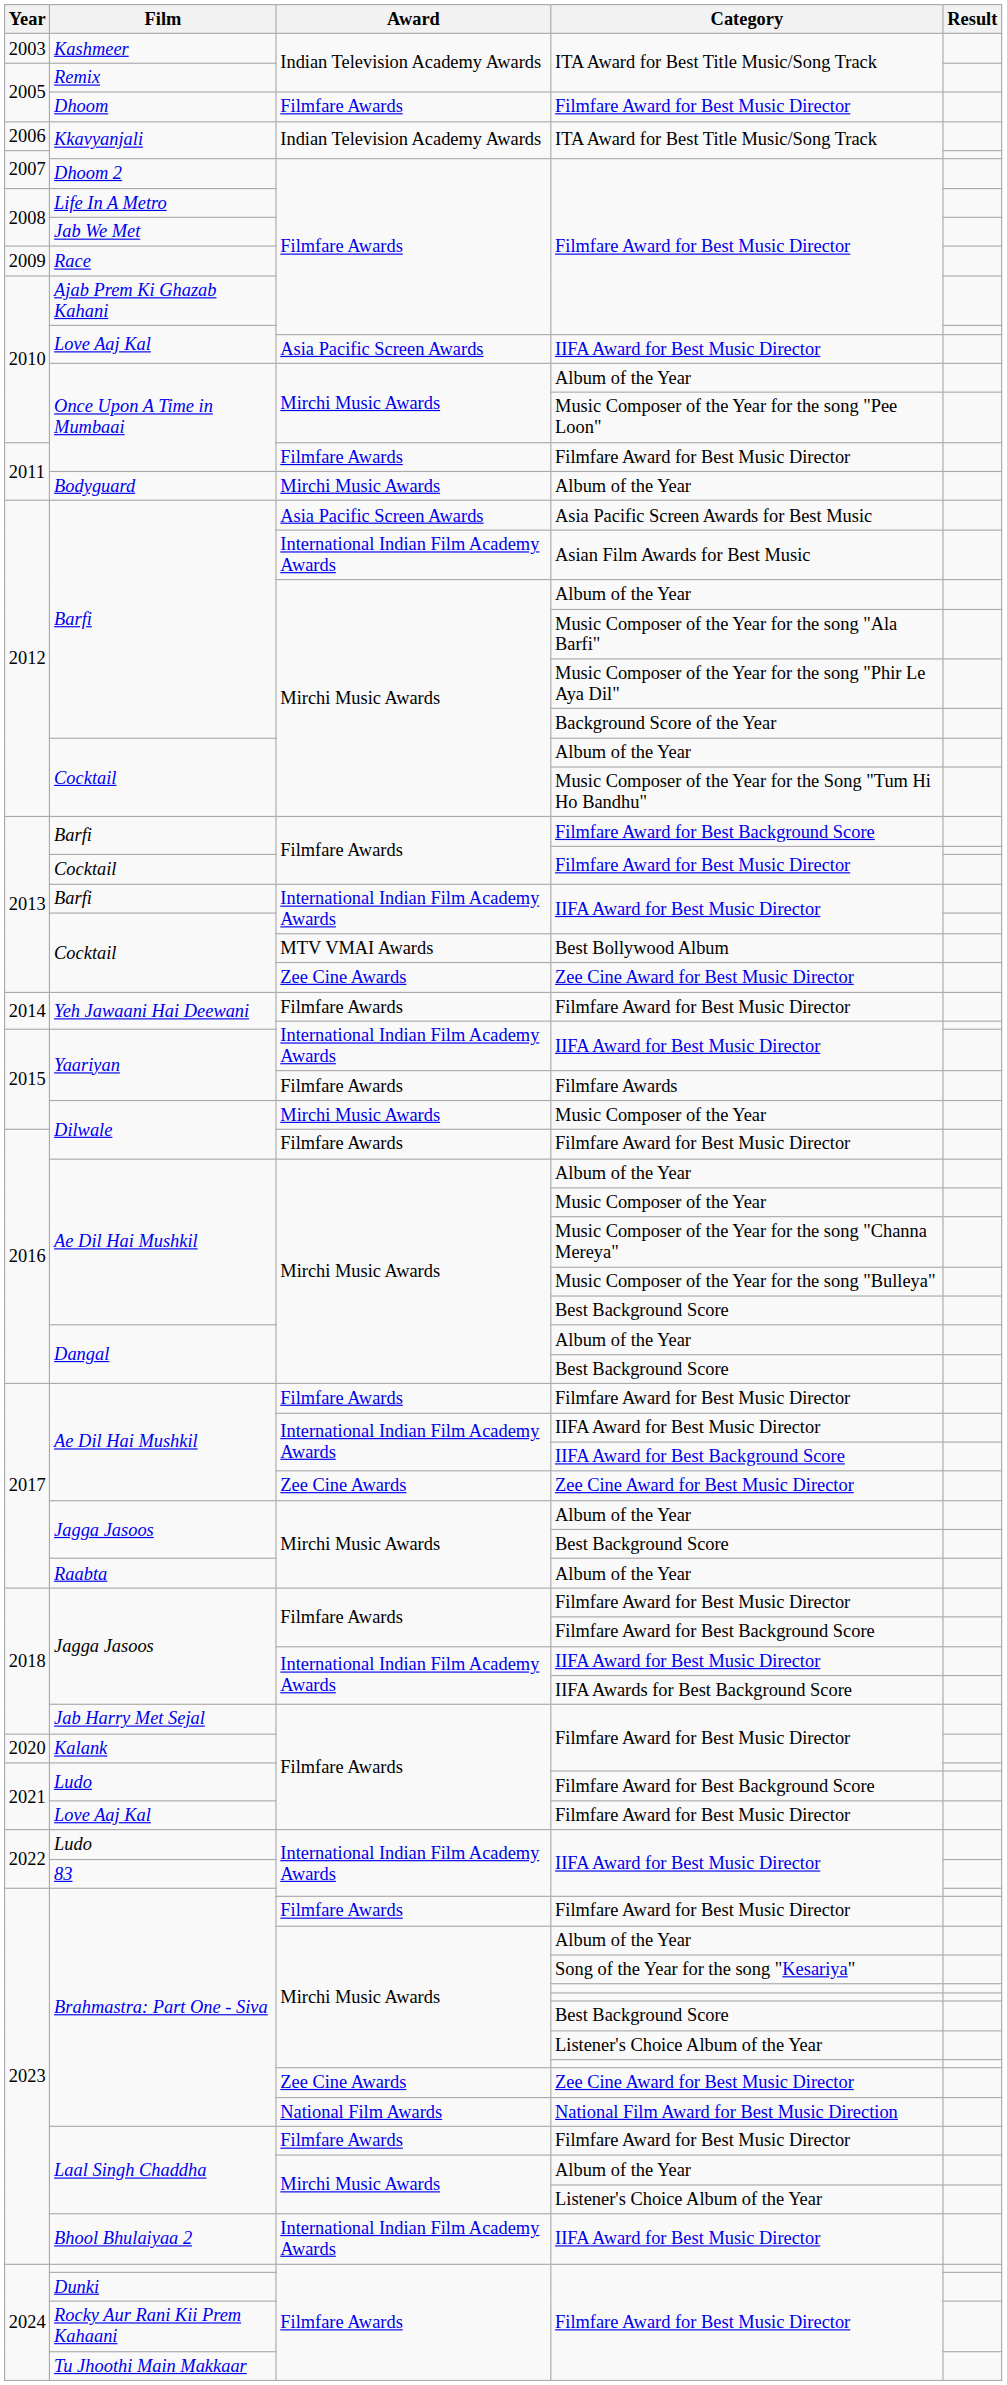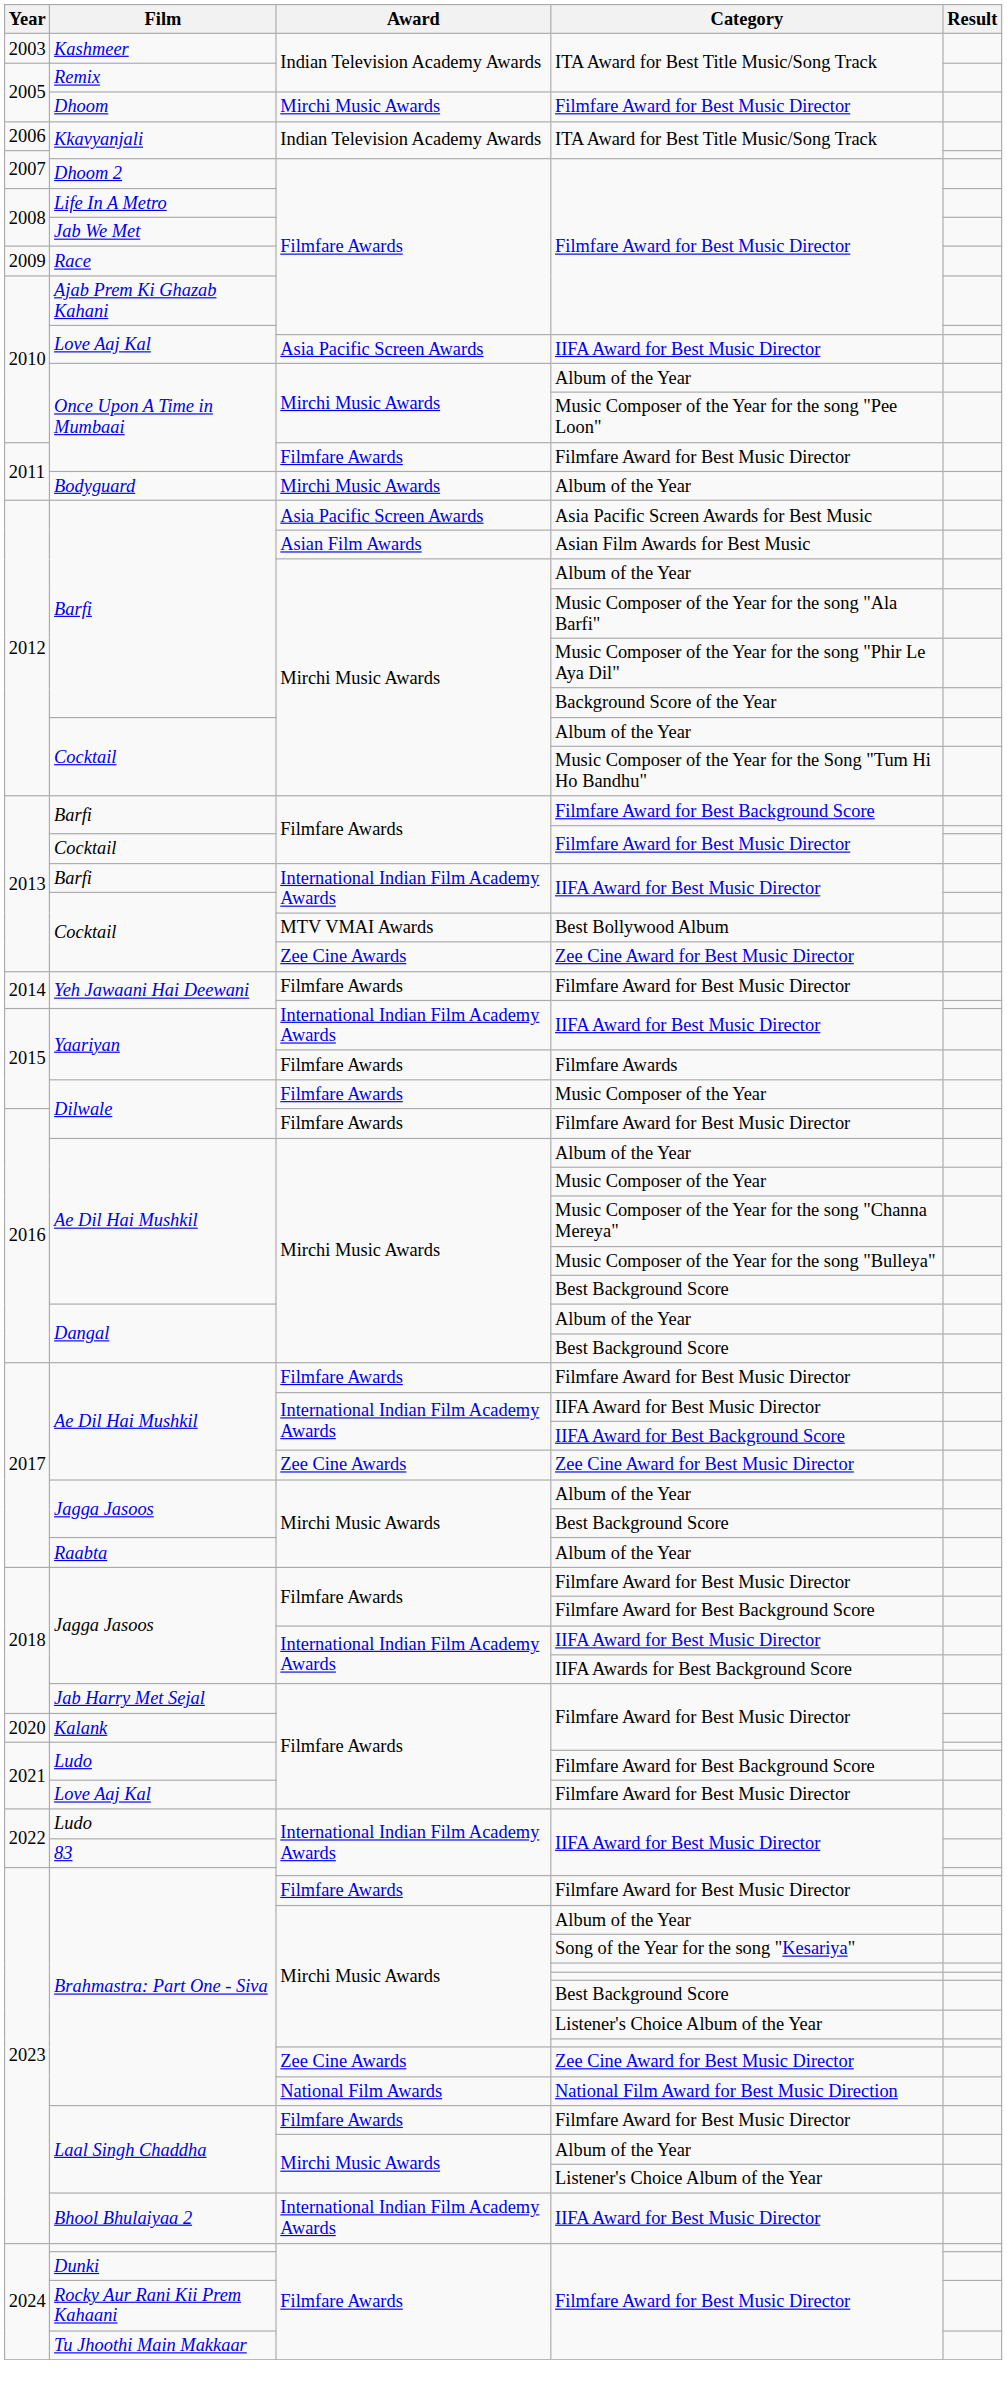(342, 106) Filmfare Awards -> (360, 106) Mirchi Music Awards
(410, 554) International Indian Film Academy Awards -> (351, 544) Asian Film Awards
(360, 1114) Mirchi Music Awards -> (342, 1094) Filmfare Awards
